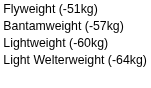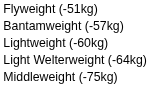+ row: (60, 77)
